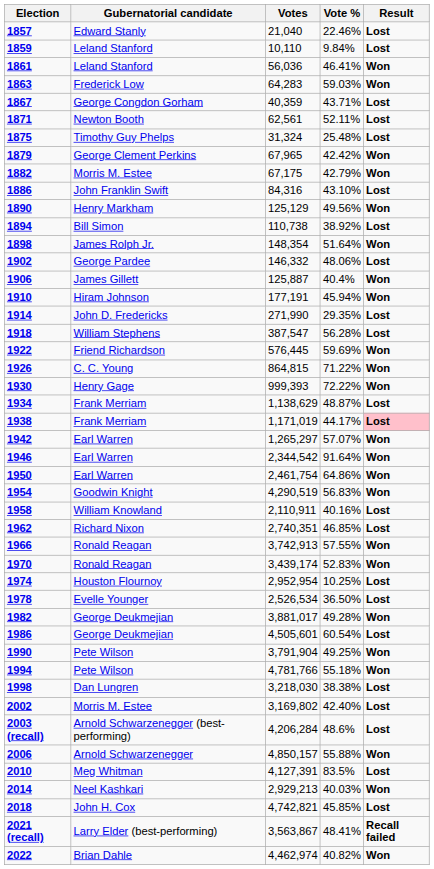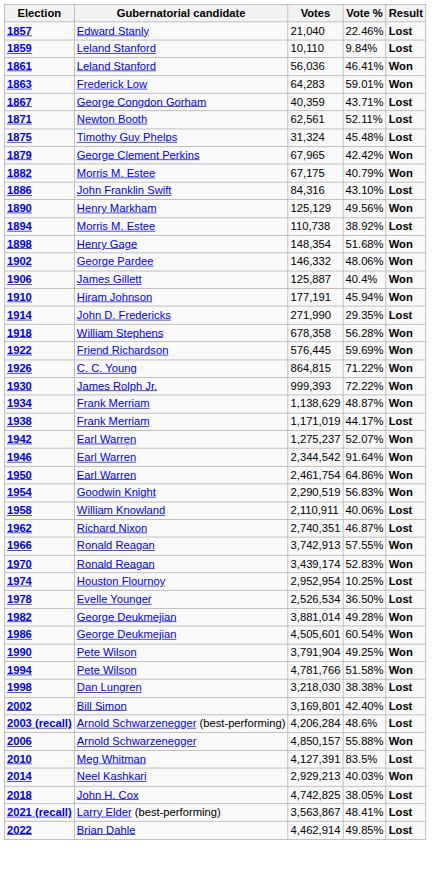(342, 84) 59.03% -> (365, 84) 59.01%
(342, 137) 25.48% -> (365, 137) 45.48%
(342, 173) 42.79% -> (365, 173) 40.79%
(98, 226) Bill Simon -> (116, 226) Morris M. Estee
(114, 244) James Rolph Jr. -> (107, 244) Henry Gage
(342, 244) 51.64% -> (365, 244) 51.68%
(378, 262) Lost -> (401, 262) Won
(288, 333) 387,547 -> (311, 333) 678,358
(378, 333) Lost -> (401, 333) Won
(104, 386) Henry Gage -> (117, 386) James Rolph Jr.
(378, 404) Lost -> (401, 404) Won
(378, 421) pink background -> (401, 421) no background
(293, 439) 1,265,297 -> (315, 439) 1,275,237
(342, 439) 57.07% -> (365, 439) 52.07%
(293, 492) 4,290,519 -> (315, 492) 2,290,519
(342, 510) 40.16% -> (365, 510) 40.06%
(342, 528) 46.85% -> (365, 528) 46.87%
(293, 617) 3,881,017 -> (315, 617) 3,881,014
(378, 635) Lost -> (401, 635) Won
(342, 670) 55.18% -> (365, 670) 51.58%
(113, 706) Morris M. Estee -> (102, 706) Bill Simon
(293, 706) 3,169,802 -> (315, 706) 3,169,801
(293, 807) 4,742,821 -> (315, 794) 4,742,825
(342, 807) 45.85% -> (365, 794) 38.05%
(383, 831) Recall failed -> (401, 812) Lost
(293, 855) 4,462,974 -> (315, 830) 4,462,914
(342, 855) 40.82% -> (365, 830) 49.85%
(378, 855) Won -> (401, 830) Lost
